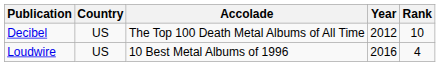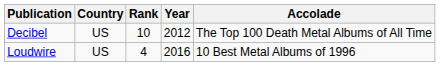columns swapped: (247, 14) <-> (417, 14)
